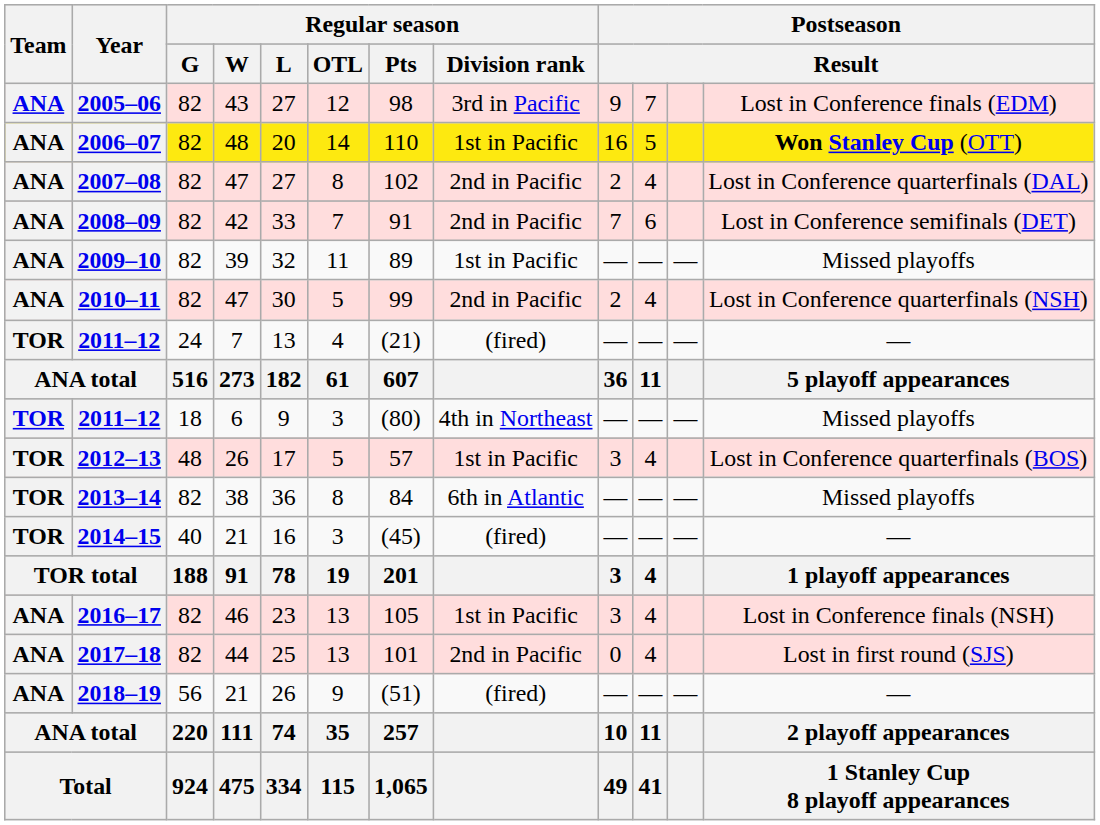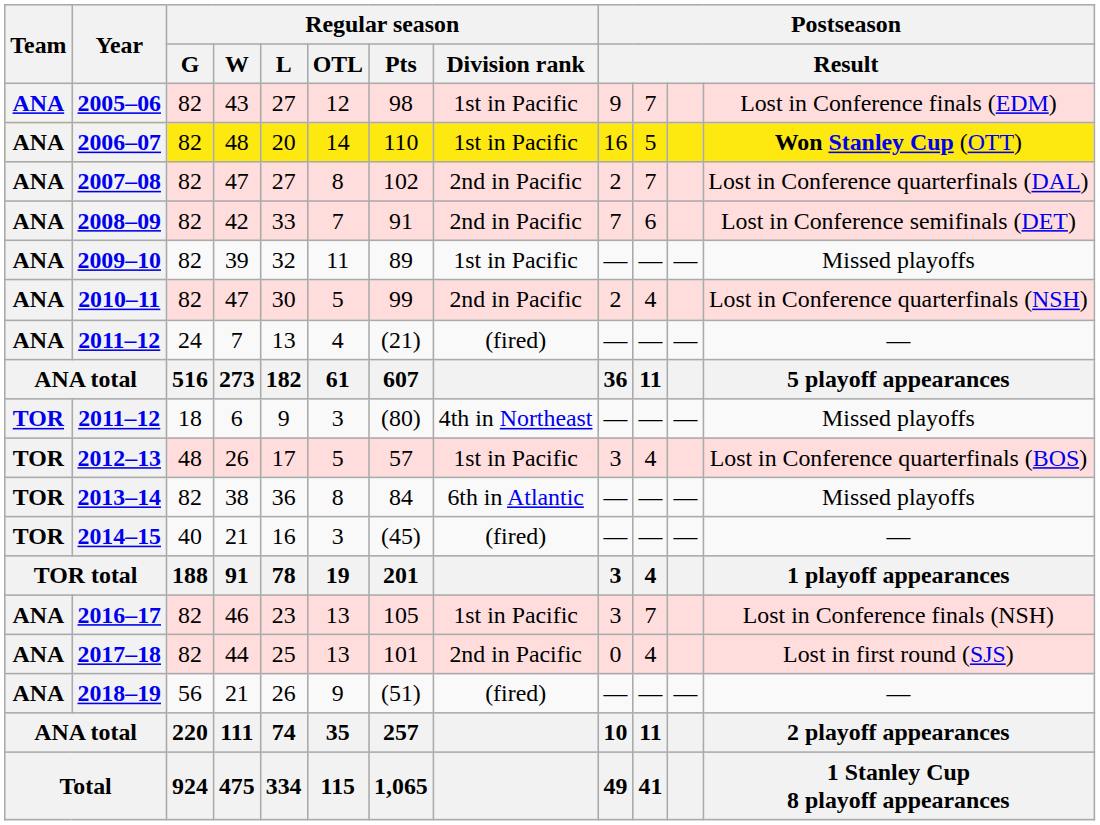(516, 103) 3rd in Pacific -> (516, 103) 1st in Pacific
(650, 181) 4 -> (650, 181) 7
(38, 339) TOR -> (38, 339) ANA
(650, 614) 4 -> (650, 614) 7
